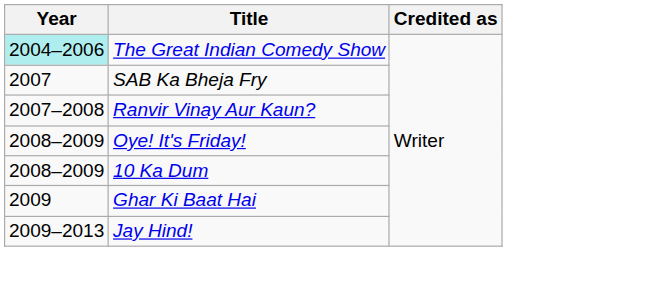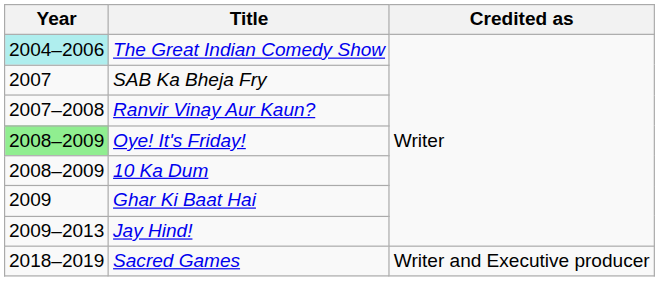(57, 140) no background -> (57, 140) lightgreen background
+ row: (177, 261)
